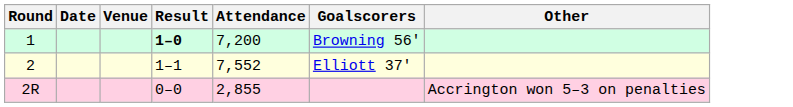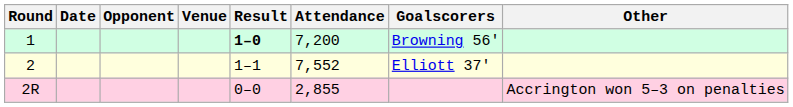+ column: (139, 17)
